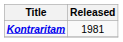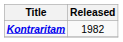(93, 29) 1981 -> (93, 29) 1982
